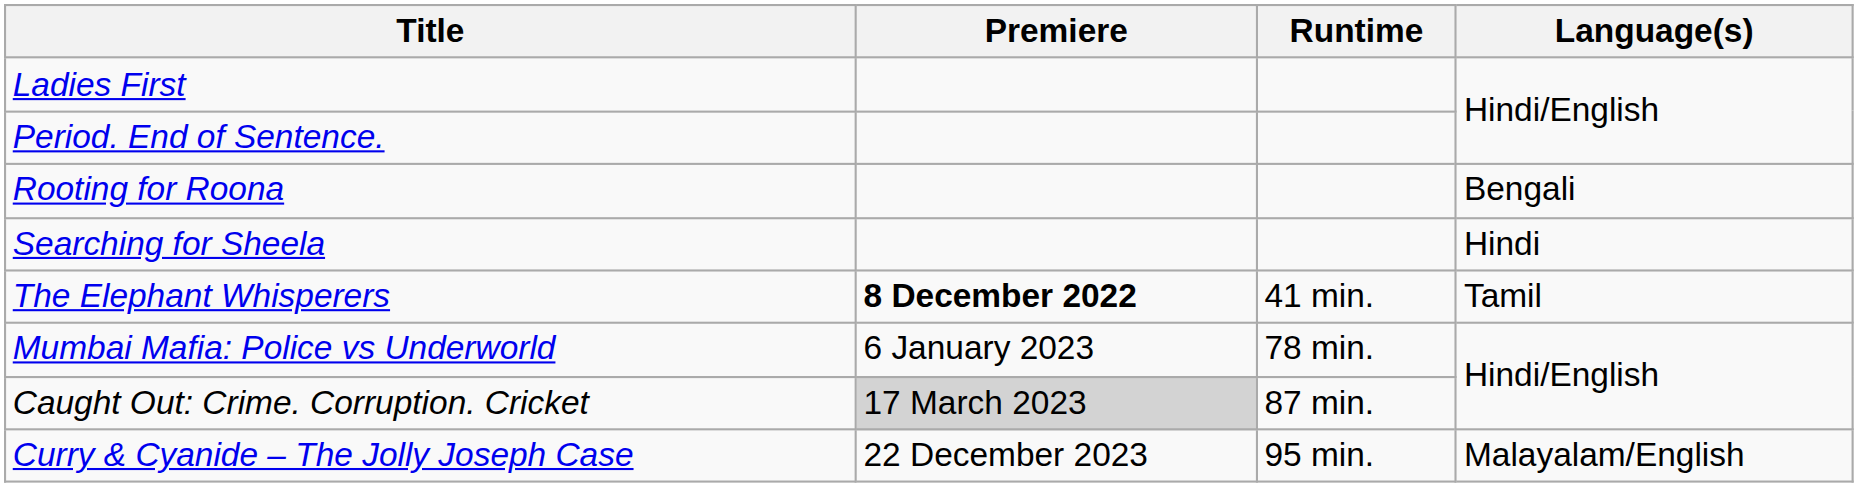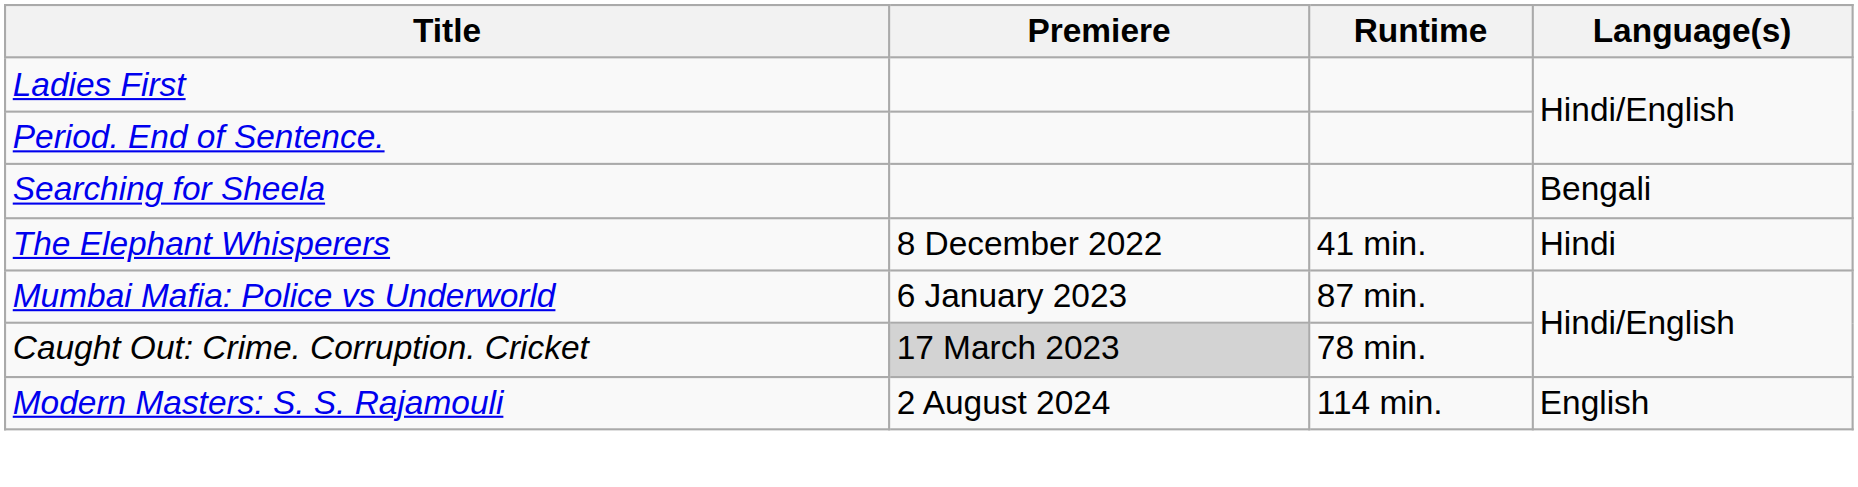- row: (148, 190)
(1502, 243) Hindi -> (1596, 190) Bengali
(1000, 296) bold -> (1030, 243) normal
(1503, 296) Tamil -> (1578, 243) Hindi
(1319, 349) 78 min. -> (1372, 296) 87 min.
(1319, 402) 87 min. -> (1372, 349) 78 min.
- row: (323, 455)
+ row: (258, 402)
